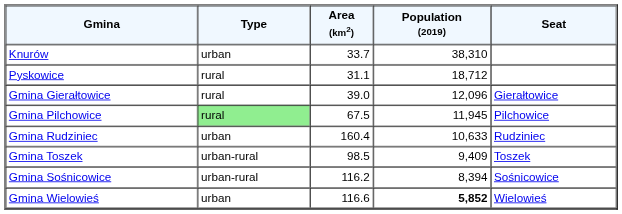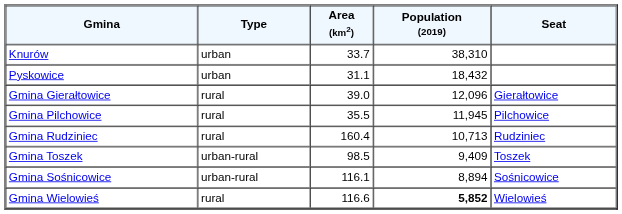(213, 74) rural -> (216, 74) urban
(470, 74) 18,712 -> (470, 74) 18,432
(213, 115) lightgreen background -> (213, 115) no background
(358, 115) 67.5 -> (358, 115) 35.5
(216, 136) urban -> (213, 136) rural
(470, 136) 10,633 -> (470, 136) 10,713
(356, 177) 116.2 -> (356, 177) 116.1
(473, 177) 8,394 -> (473, 177) 8,894
(216, 197) urban -> (213, 197) rural
